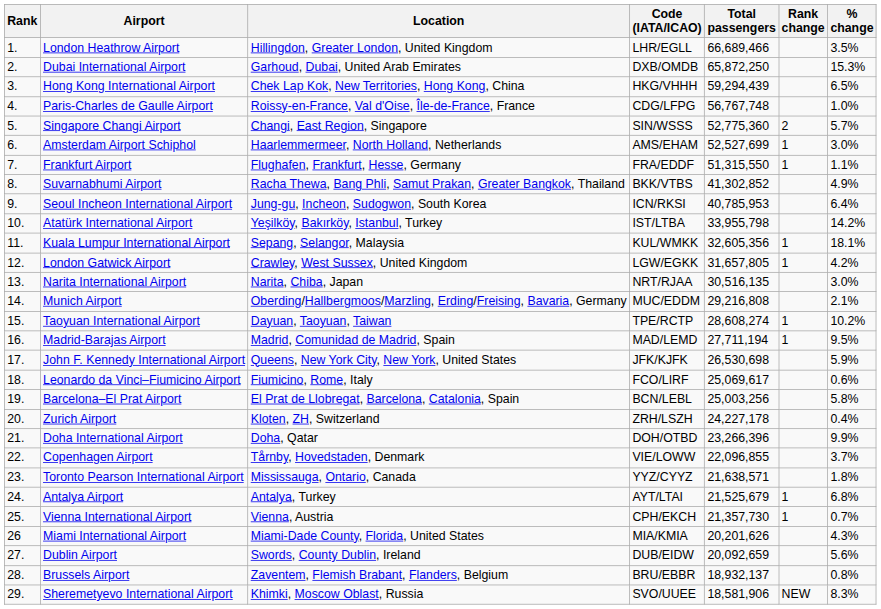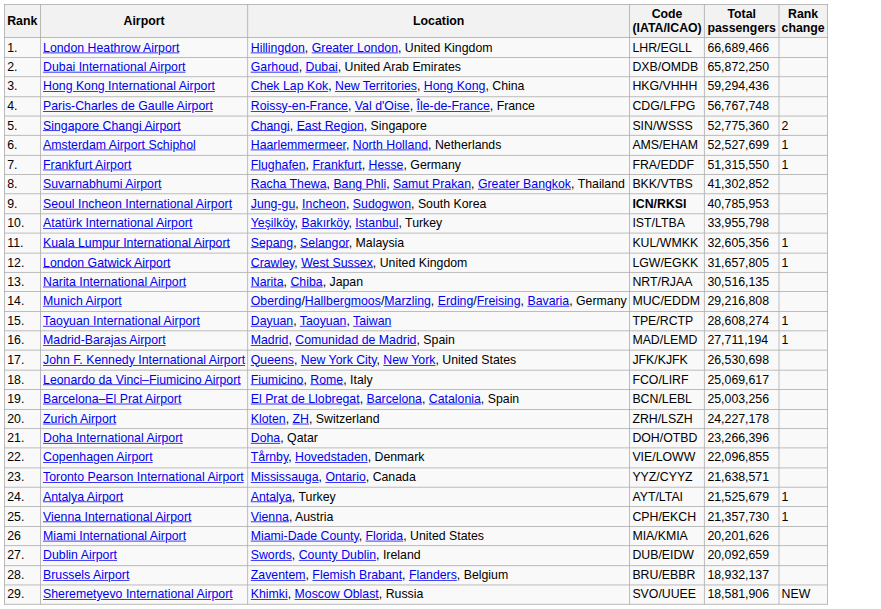- column: (852, 21)
(738, 86) 59,294,439 -> (738, 86) 59,294,436
(659, 203) normal -> (659, 203) bold
